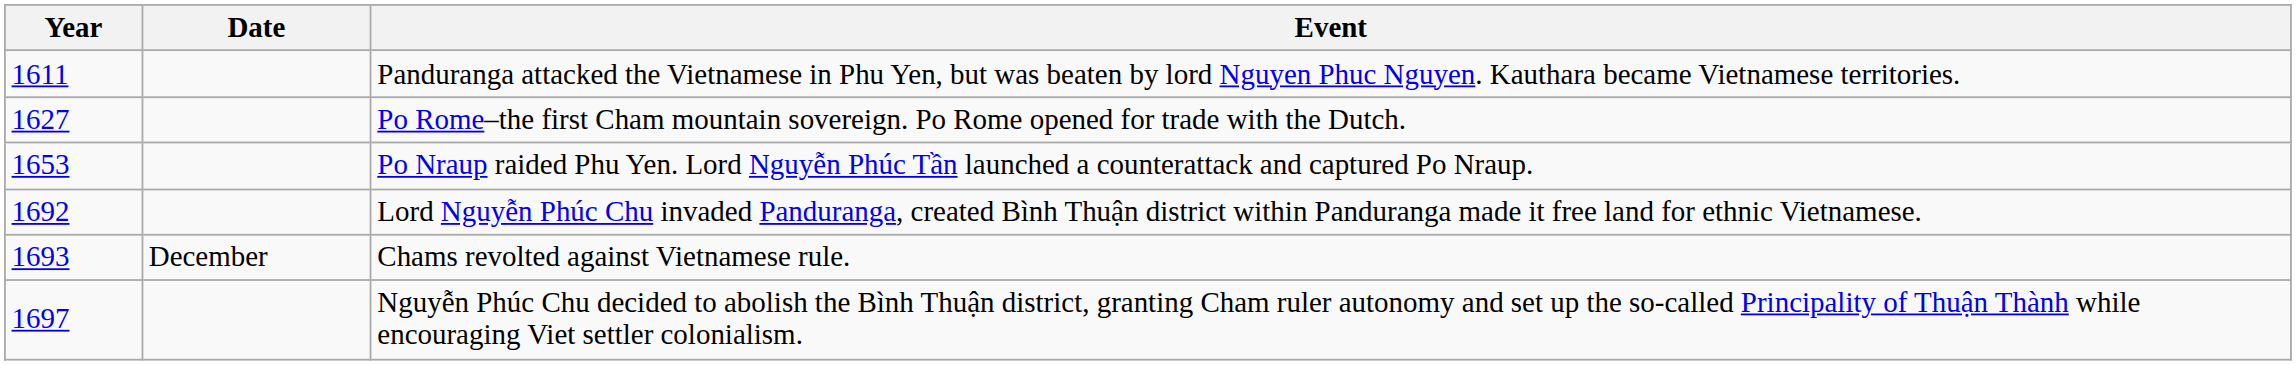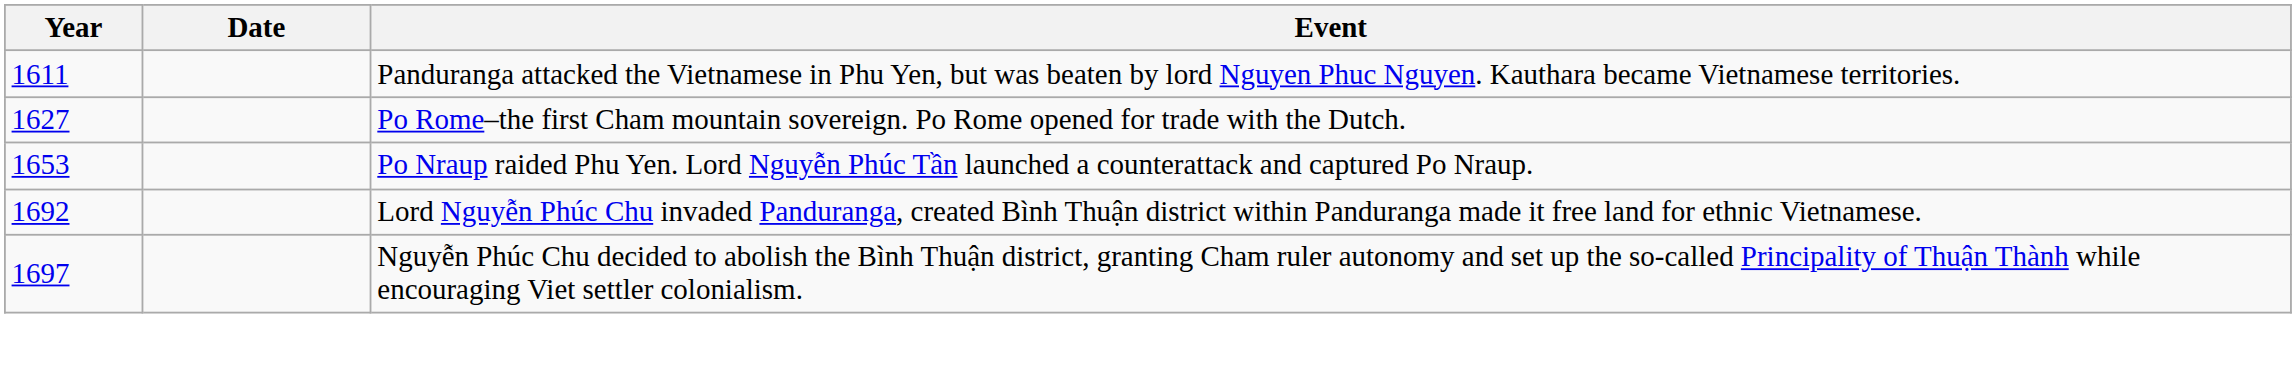- row: (614, 257)
